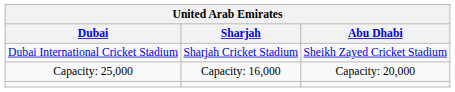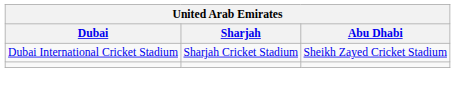- row: (93, 71)
